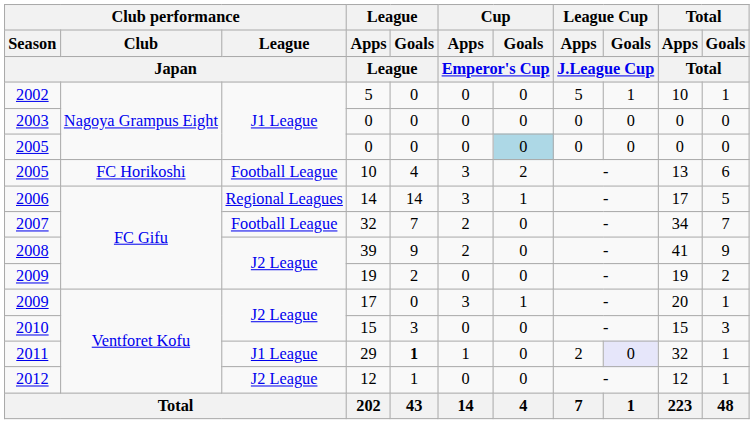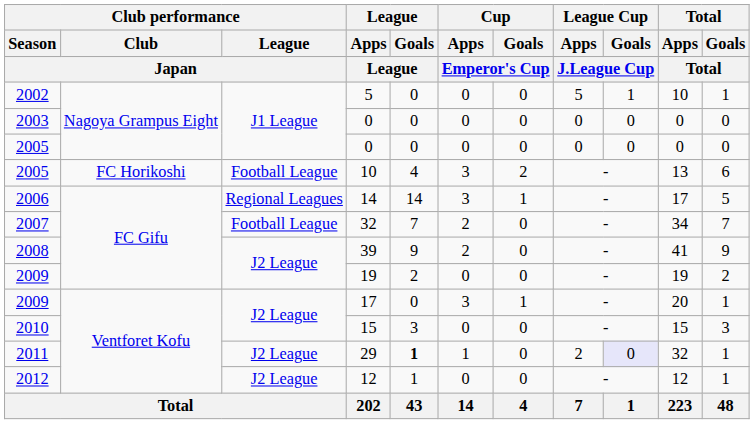(523, 146) lightblue background -> (523, 146) no background
(284, 353) J1 League -> (284, 353) J2 League
